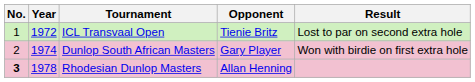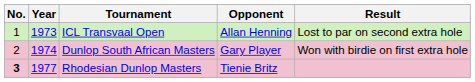(44, 32) 1972 -> (44, 32) 1973
(249, 32) Tienie Britz -> (256, 32) Allan Henning
(44, 69) 1978 -> (44, 69) 1977
(256, 69) Allan Henning -> (249, 69) Tienie Britz
